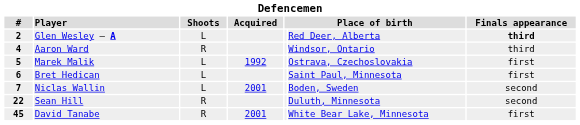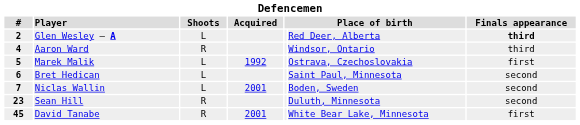(521, 75) first -> (521, 75) second
(19, 101) 22 -> (19, 101) 23
